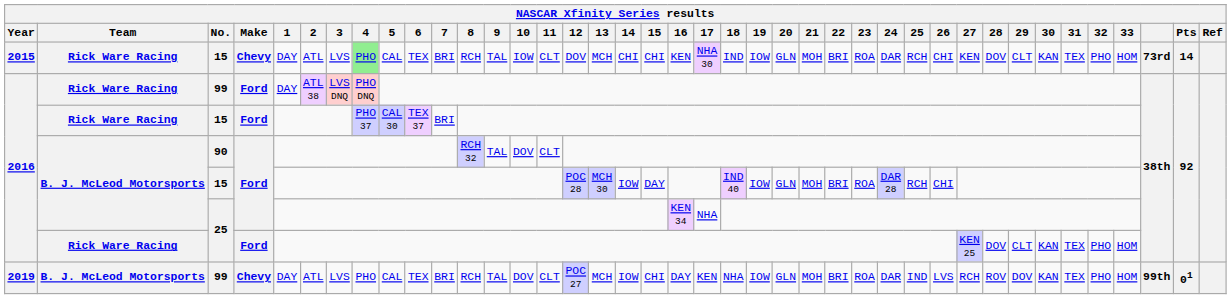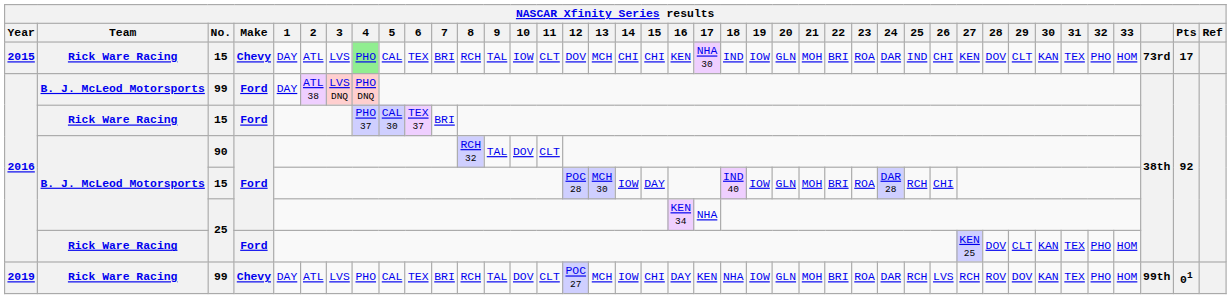(917, 57) RCH -> (917, 57) IND
(1186, 57) 14 -> (1186, 57) 17
(123, 89) Rick Ware Racing -> (123, 89) B. J. McLeod Motorsports
(123, 277) B. J. McLeod Motorsports -> (123, 277) Rick Ware Racing
(917, 277) IND -> (917, 277) RCH
